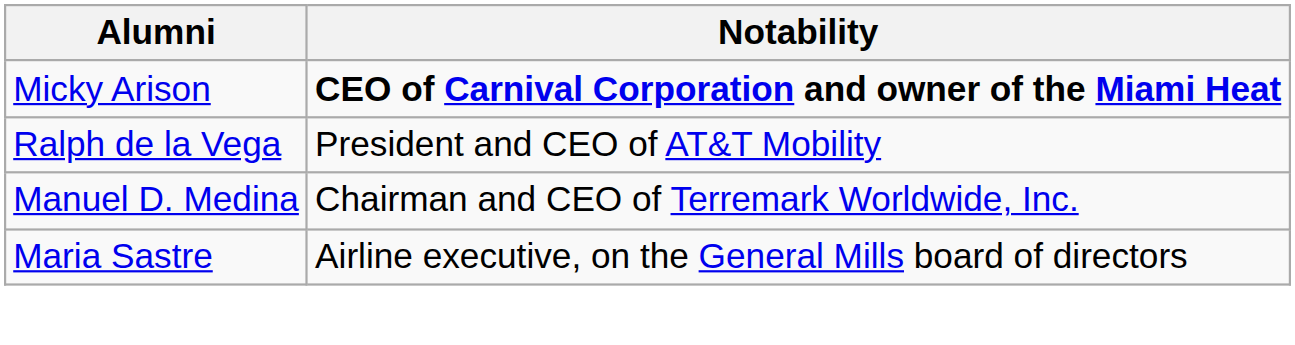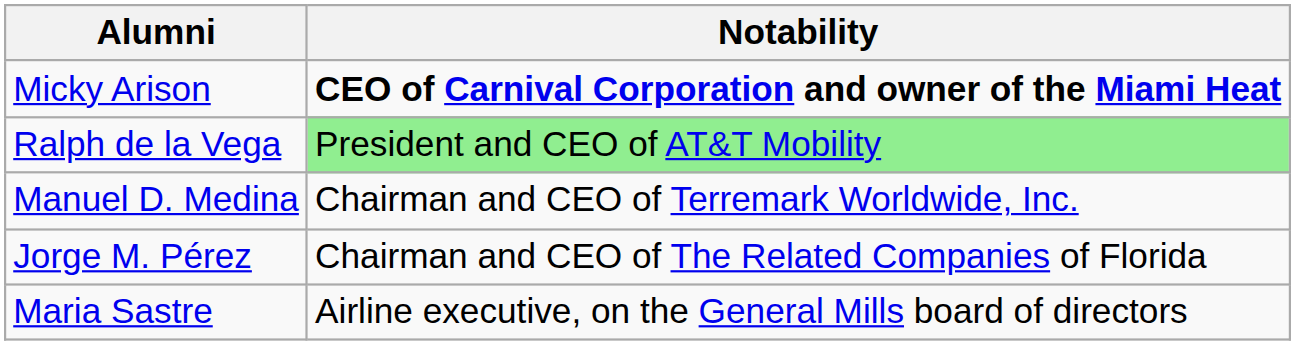(598, 144) no background -> (598, 144) lightgreen background
+ row: (133, 255)
